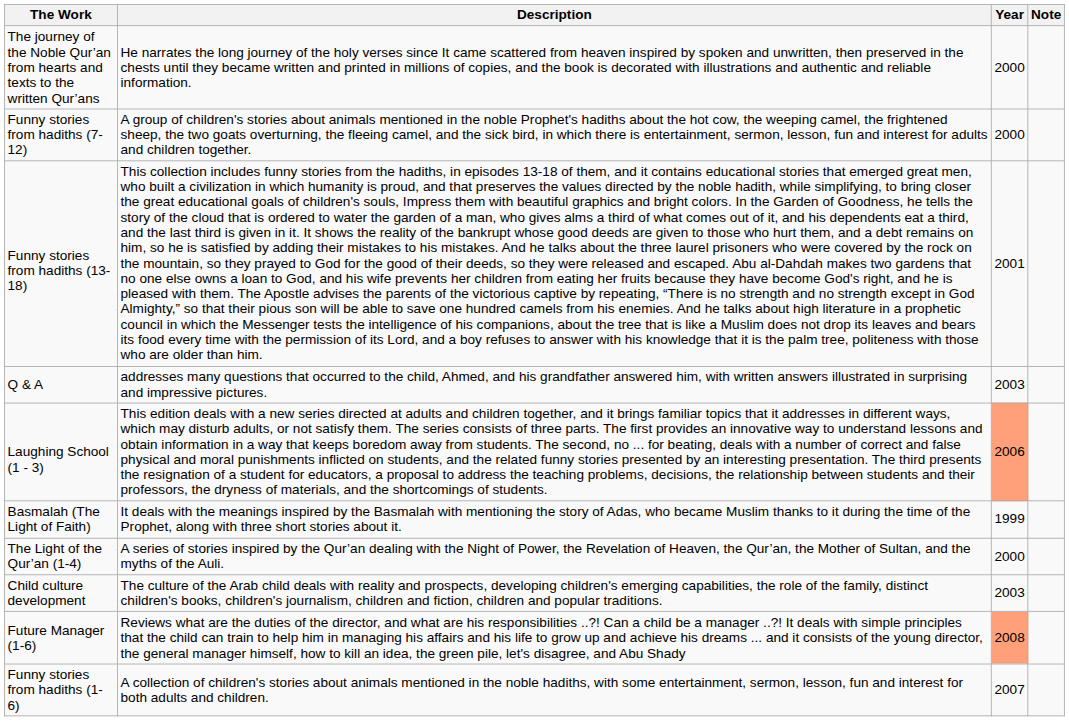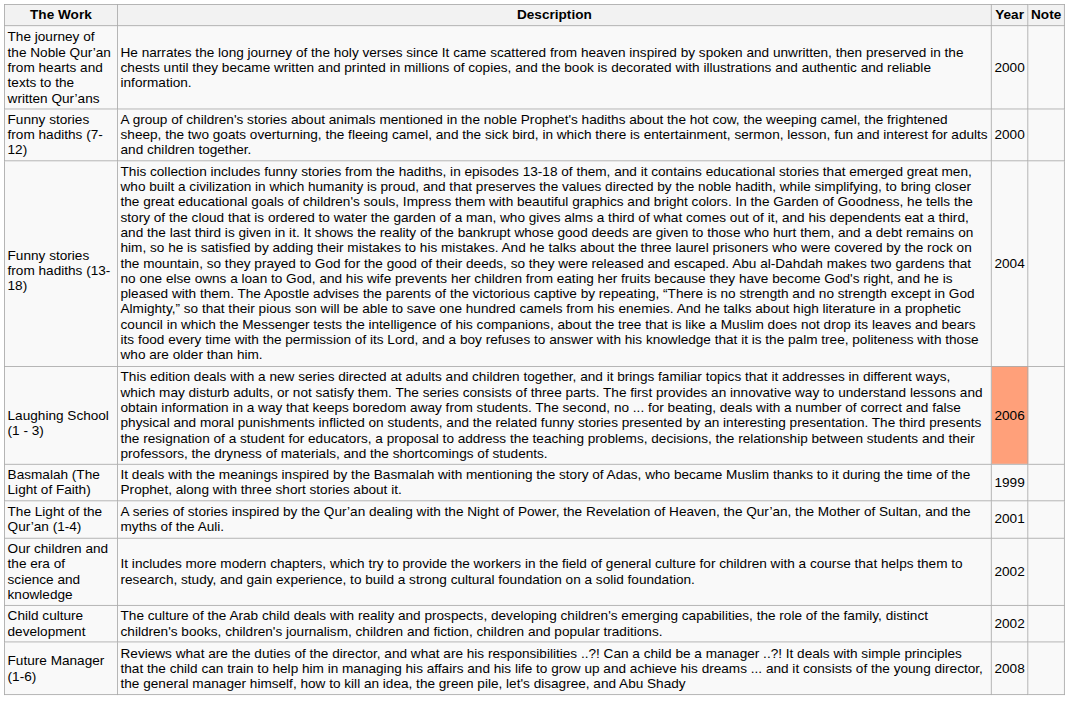(1010, 263) 2001 -> (1010, 263) 2004
- row: (25, 384)
(1010, 556) 2000 -> (1010, 519) 2001
+ row: (58, 571)
(1010, 593) 2003 -> (1010, 623) 2002
(1010, 637) lightsalmon background -> (1010, 668) no background
- row: (55, 689)
